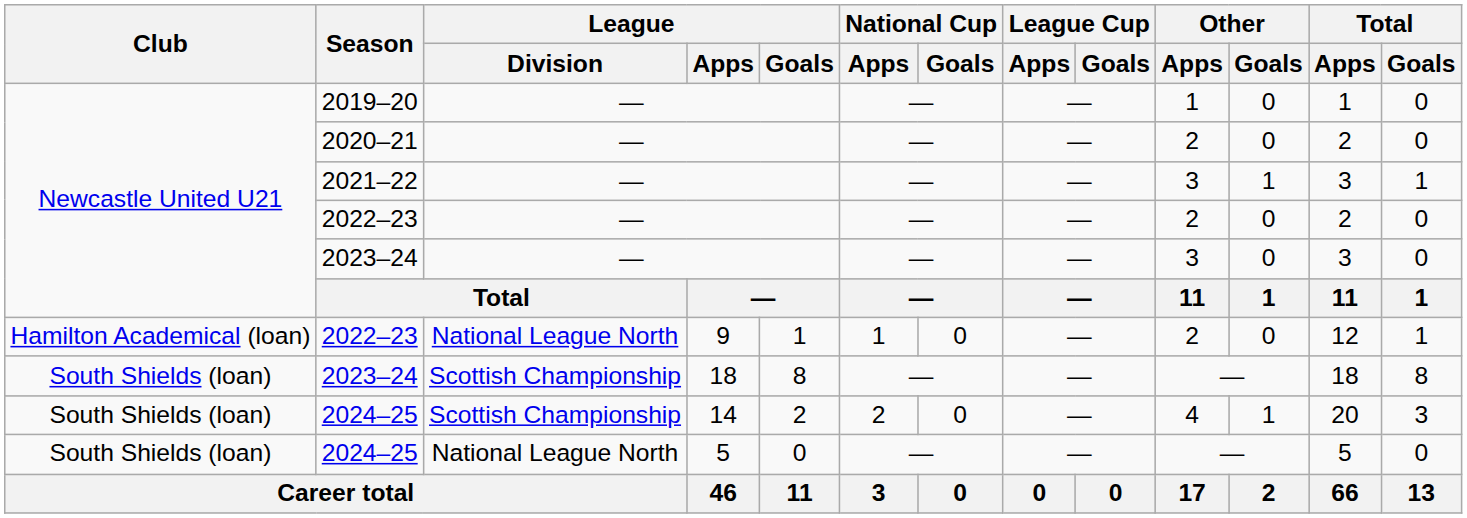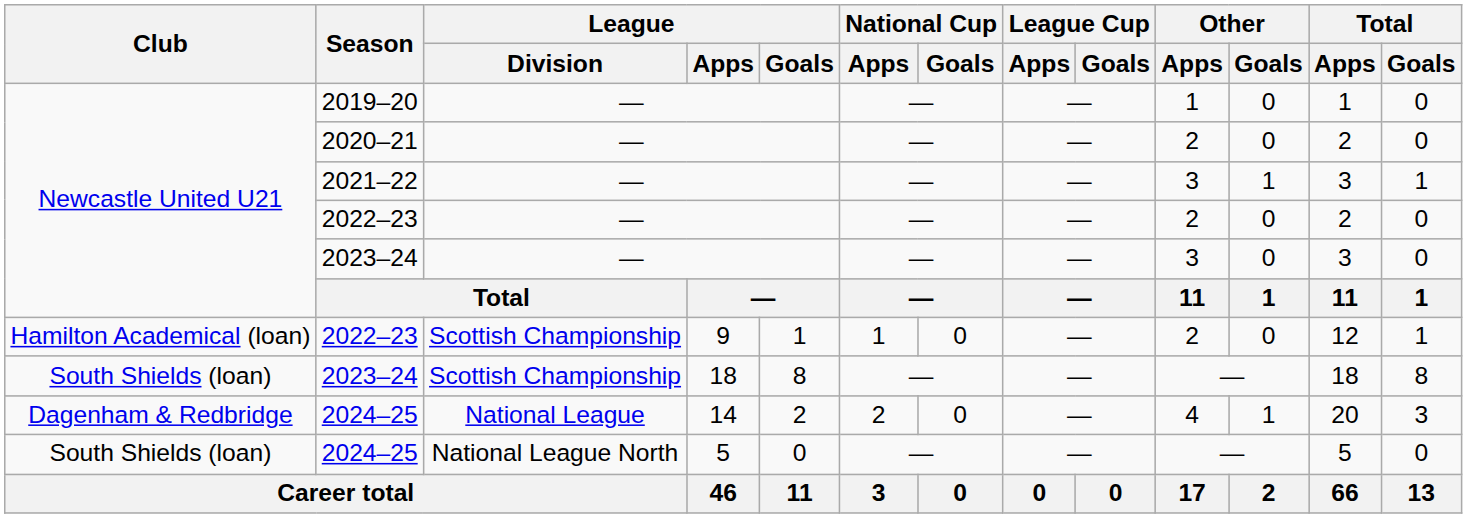(555, 336) National League North -> (555, 336) Scottish Championship
(160, 414) South Shields (loan) -> (160, 414) Dagenham & Redbridge
(555, 414) Scottish Championship -> (555, 414) National League
